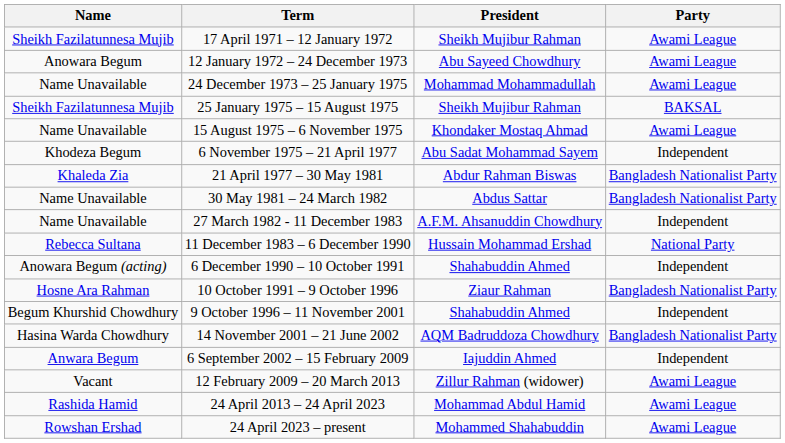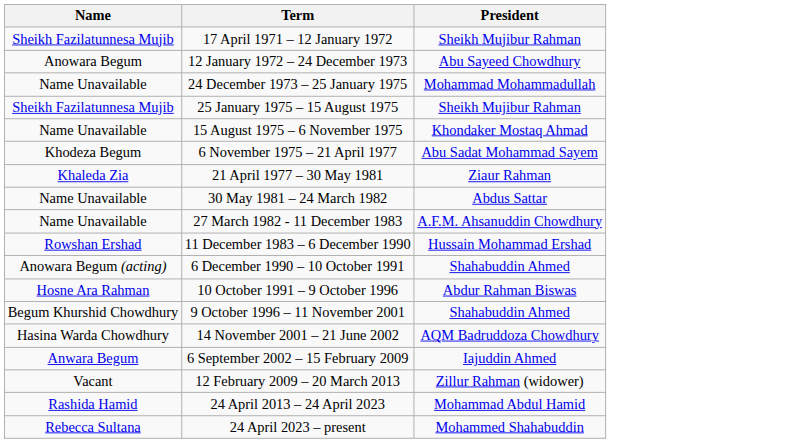- column: (693, 15)
(510, 175) Abdur Rahman Biswas -> (510, 175) Ziaur Rahman
(93, 244) Rebecca Sultana -> (93, 244) Rowshan Ershad
(510, 289) Ziaur Rahman -> (510, 289) Abdur Rahman Biswas
(93, 426) Rowshan Ershad -> (93, 426) Rebecca Sultana
